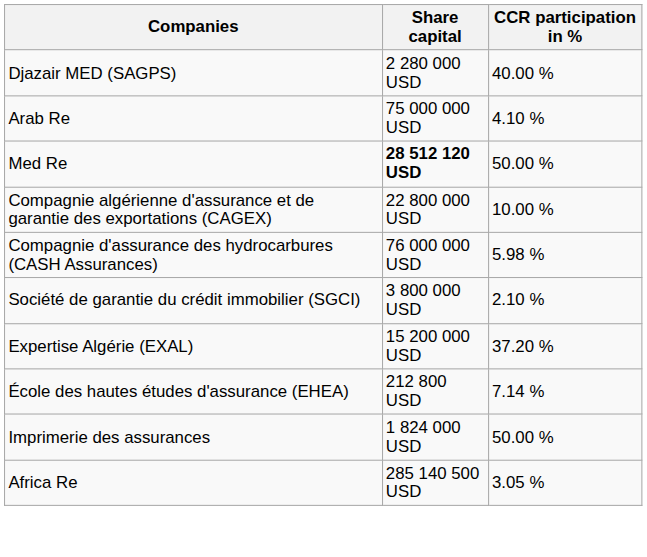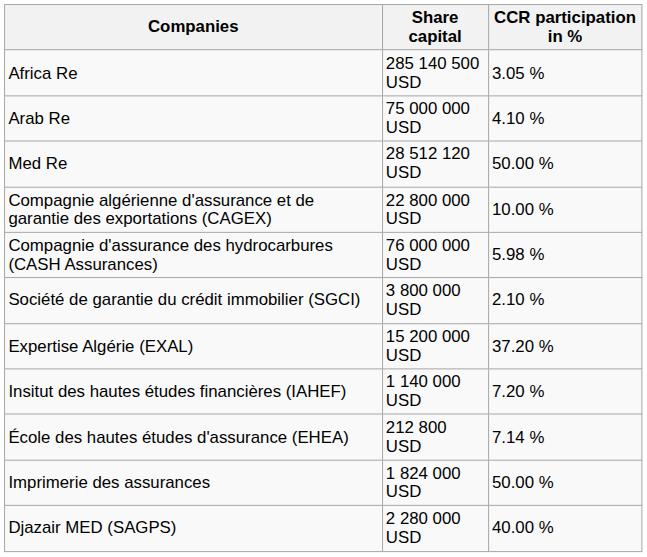rows swapped: (43, 482) <-> (92, 72)
(428, 163) bold -> (428, 163) normal
+ row: (177, 391)
